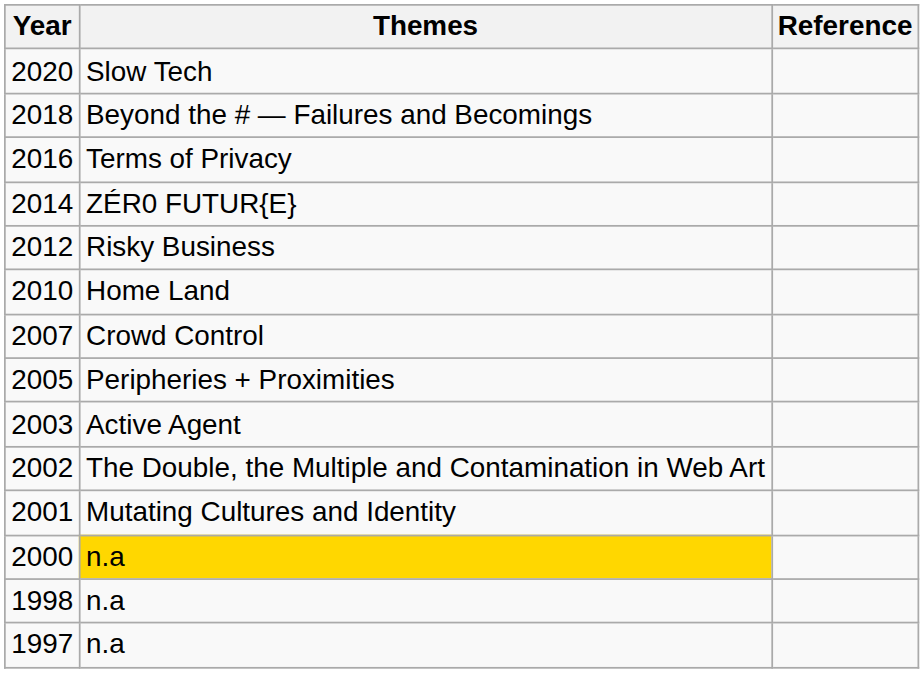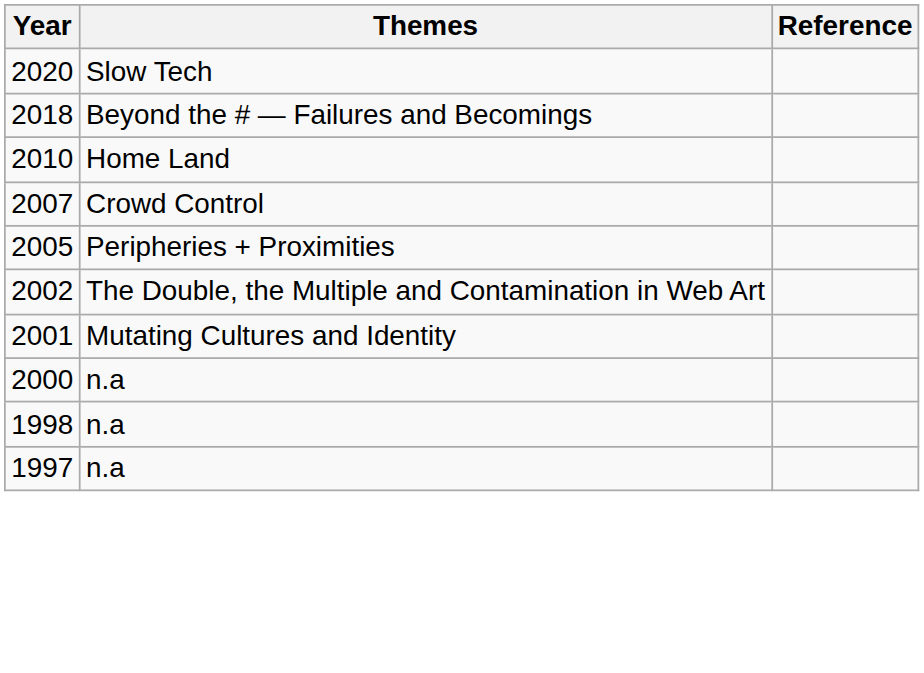- row: (42, 159)
- row: (42, 203)
- row: (42, 247)
- row: (42, 423)
(105, 556) gold background -> (105, 379) no background
